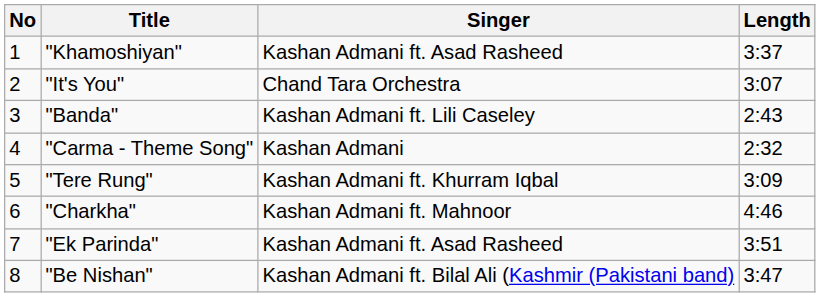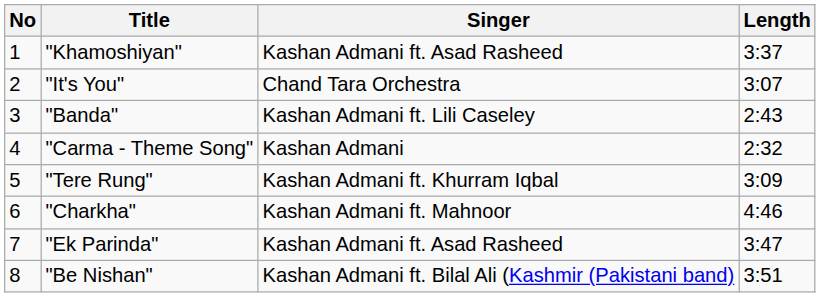(763, 244) 3:51 -> (763, 244) 3:47
(763, 276) 3:47 -> (763, 276) 3:51
